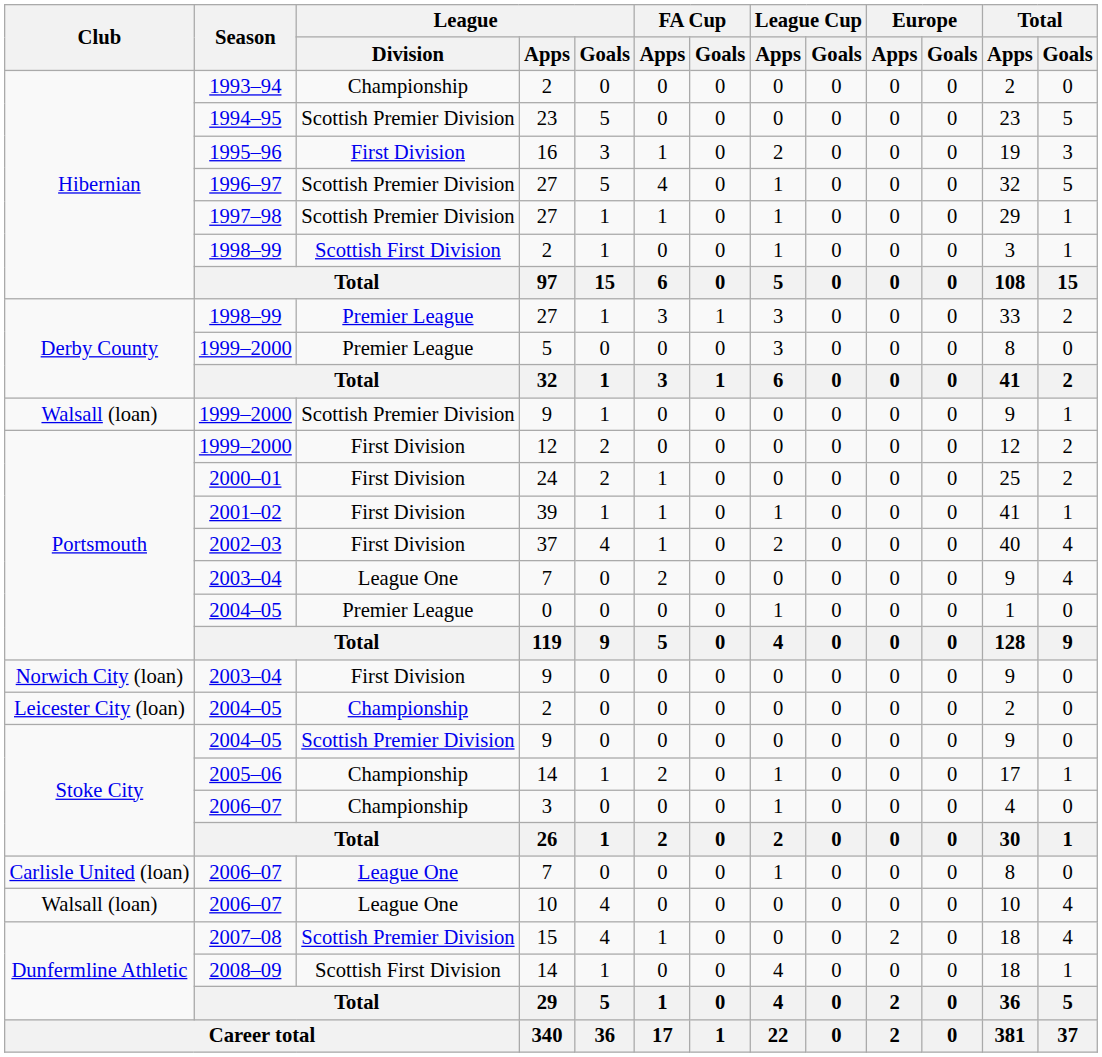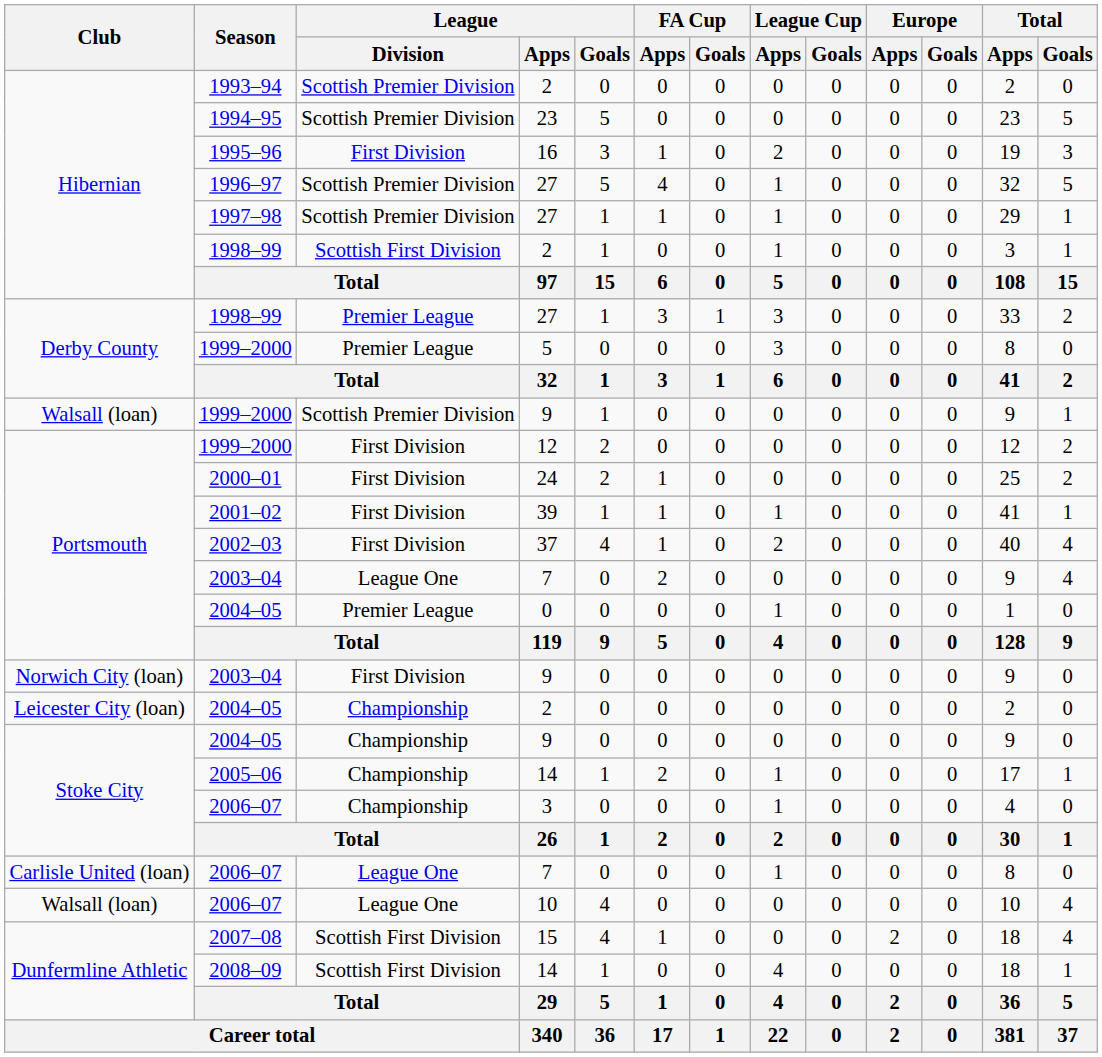(408, 86) Championship -> (408, 86) Scottish Premier Division
(408, 741) Scottish Premier Division -> (408, 741) Championship
(408, 937) Scottish Premier Division -> (408, 937) Scottish First Division
